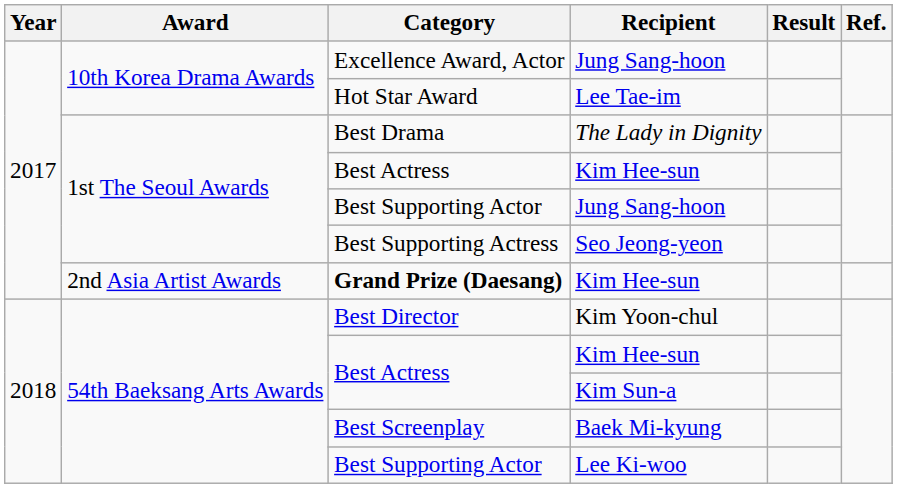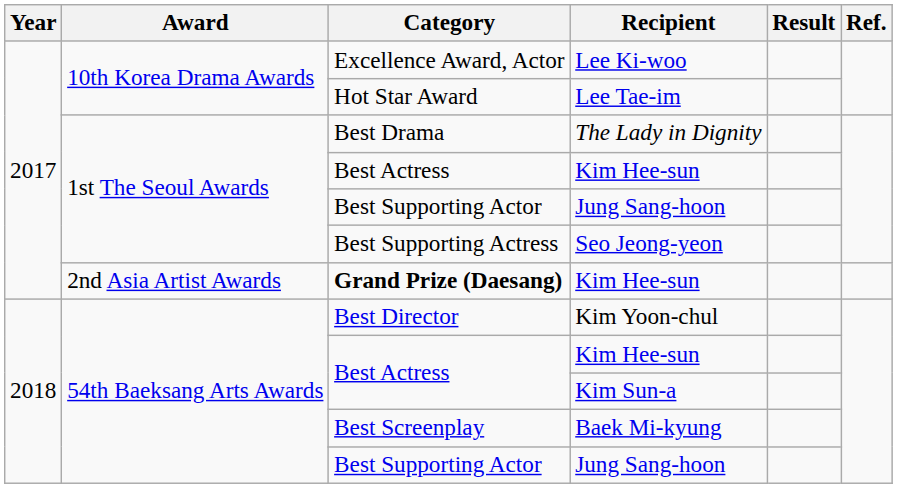(650, 59) Jung Sang-hoon -> (631, 59) Lee Ki-woo
(631, 464) Lee Ki-woo -> (650, 464) Jung Sang-hoon
